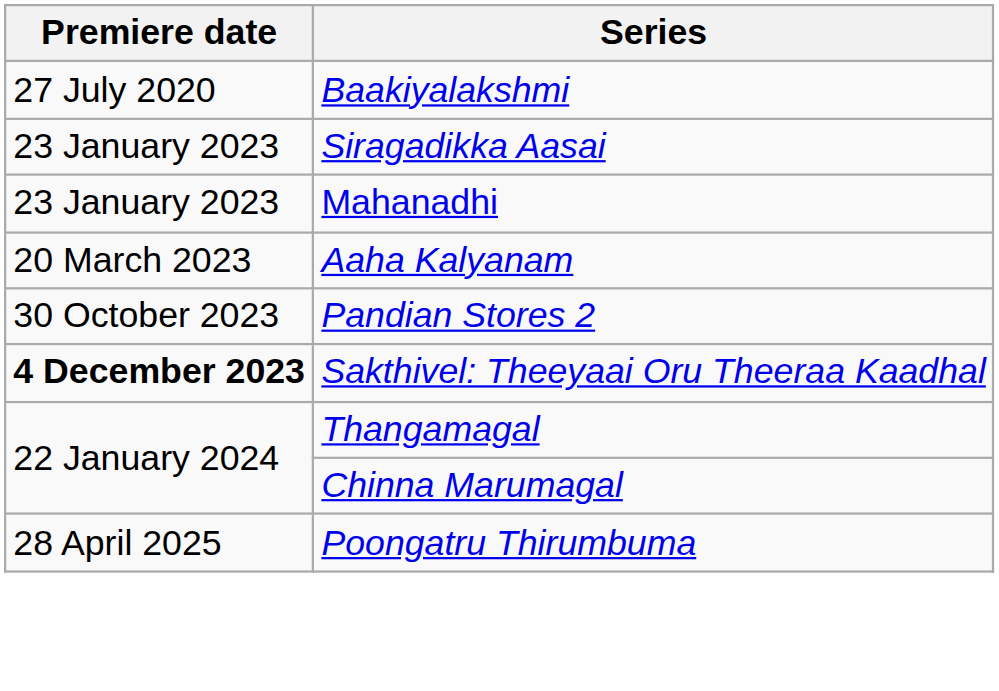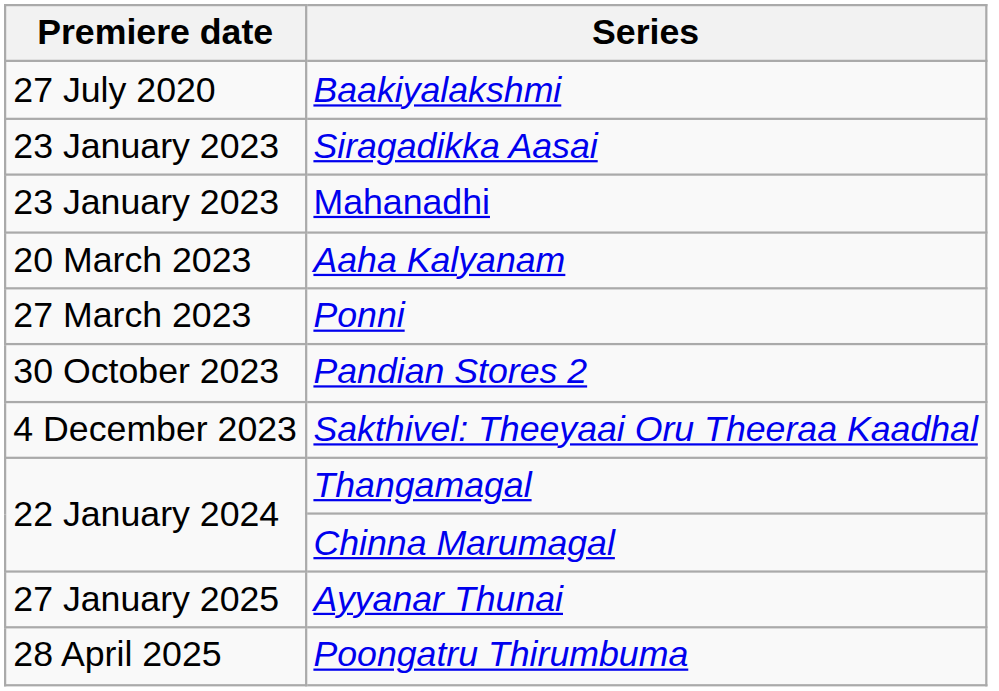+ row: (359, 315)
(159, 372) bold -> (155, 428) normal
+ row: (438, 598)
